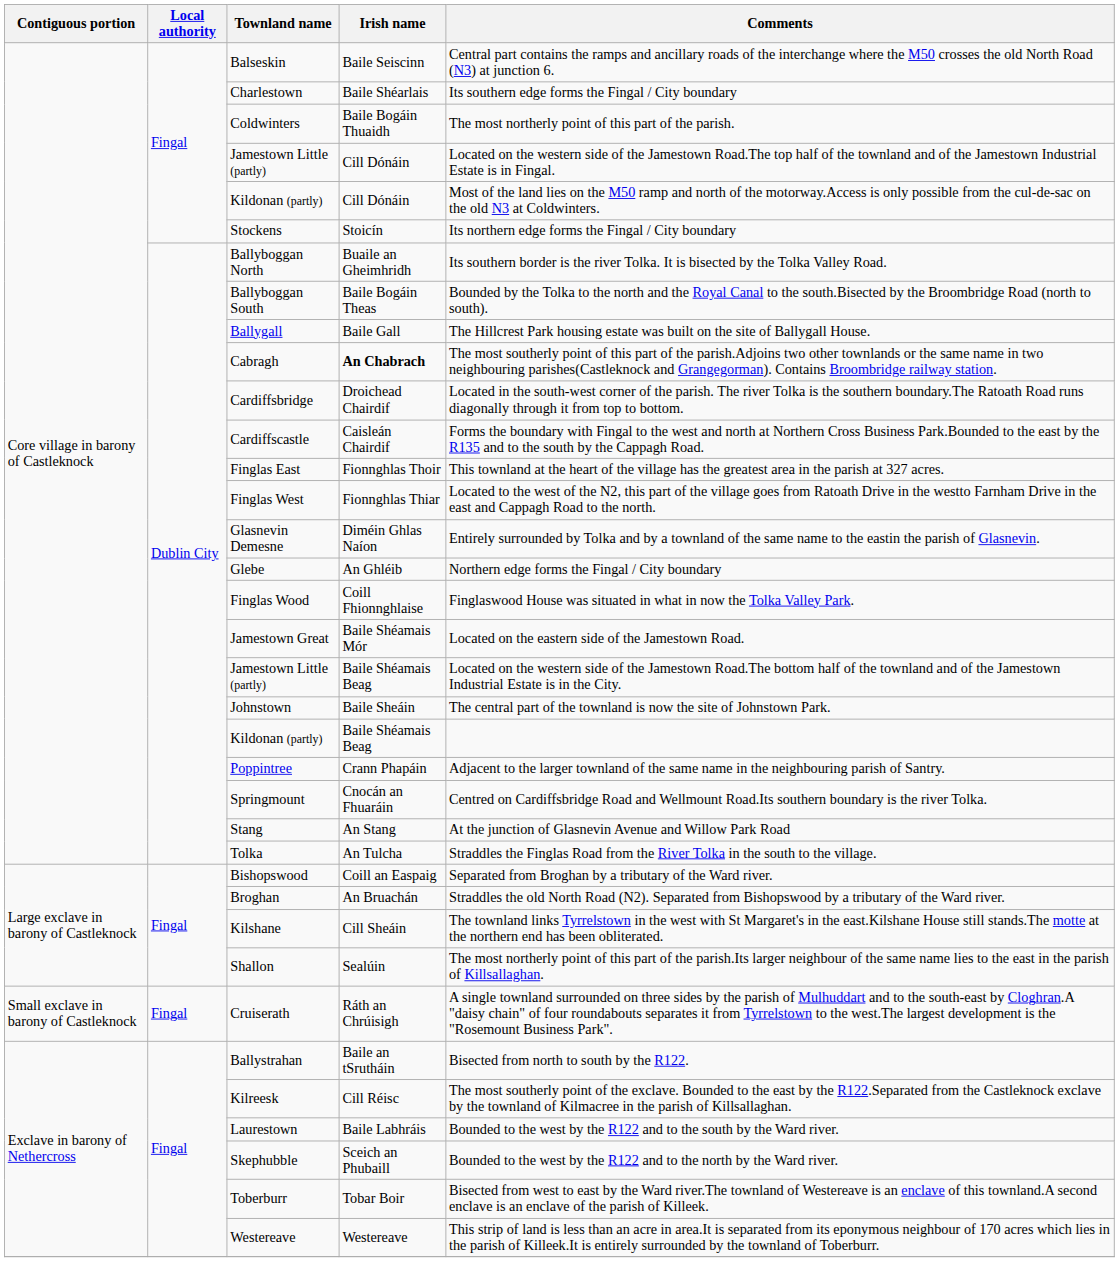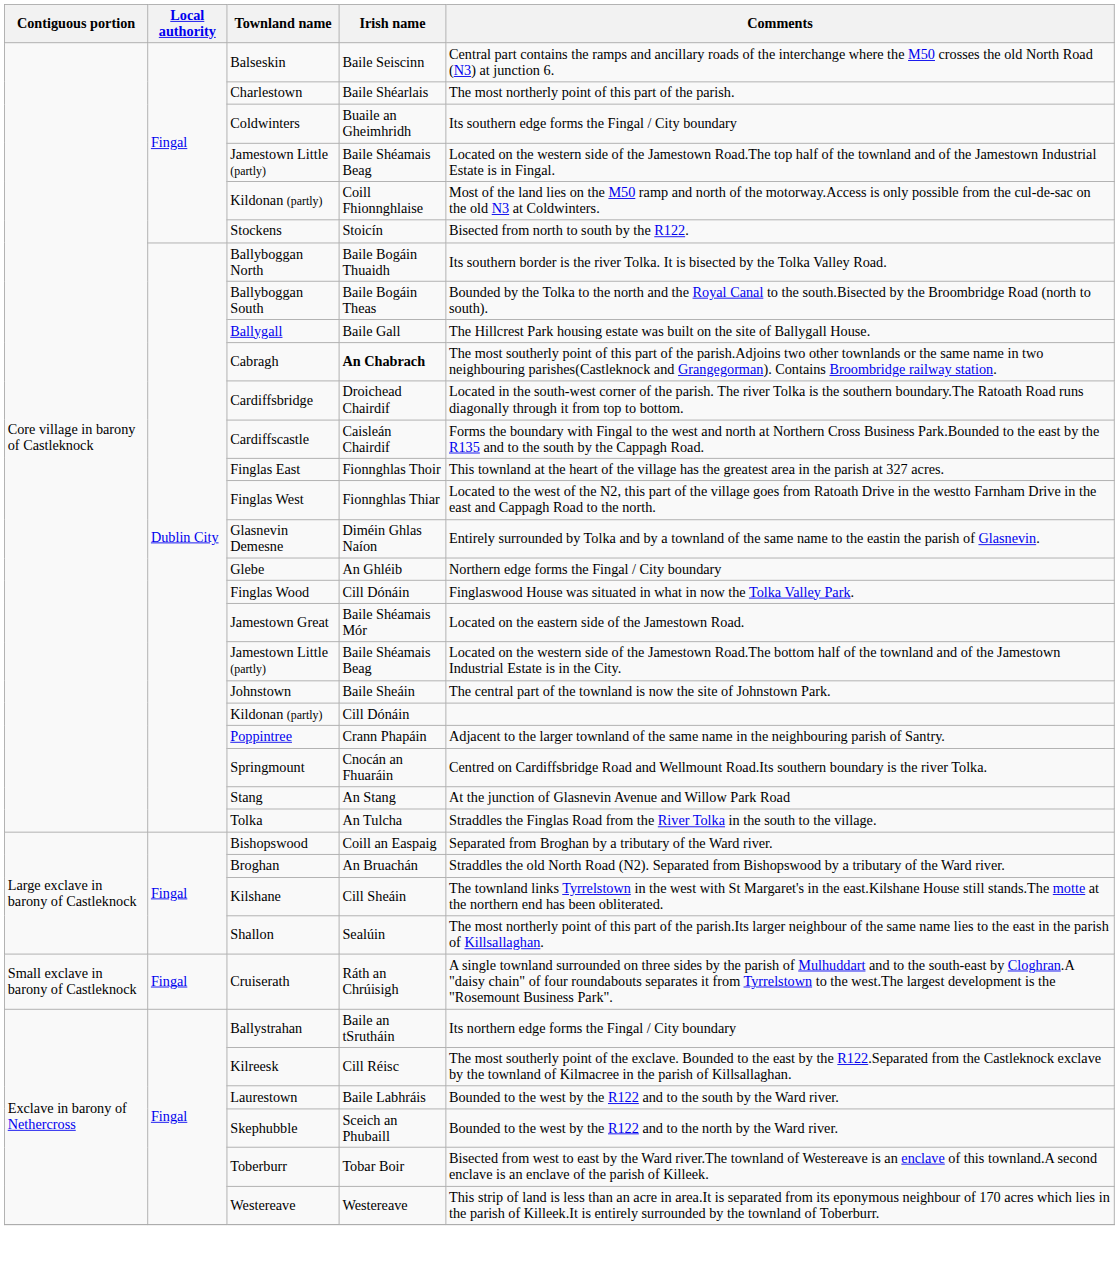(593, 92) Its southern edge forms the Fingal / City boundary -> (592, 92) The most northerly point of this part of the parish.
(380, 123) Baile Bogáin Thuaidh -> (377, 123) Buaile an Gheimhridh
(592, 123) The most northerly point of this part of the parish. -> (593, 123) Its southern edge forms the Fingal / City boundary
(376, 162) Cill Dónáin -> (387, 162) Baile Shéamais Beag
(376, 200) Cill Dónáin -> (383, 200) Coill Fhionnghlaise
(593, 231) Its northern edge forms the Fingal / City boundary -> (569, 231) Bisected from north to south by the R122.
(377, 261) Buaile an Gheimhridh -> (380, 261) Baile Bogáin Thuaidh
(383, 599) Coill Fhionnghlaise -> (376, 591) Cill Dónáin
(387, 738) Baile Shéamais Beag -> (376, 714) Cill Dónáin
(569, 1060) Bisected from north to south by the R122. -> (593, 1028) Its northern edge forms the Fingal / City boundary
